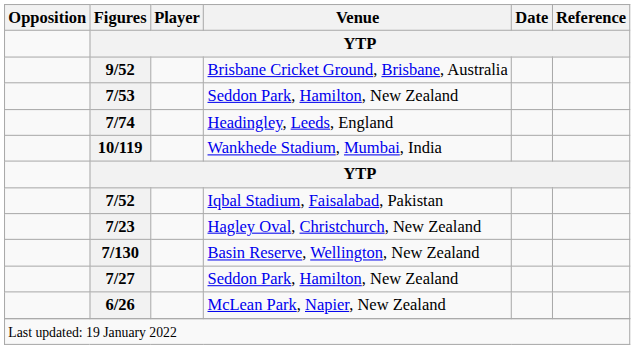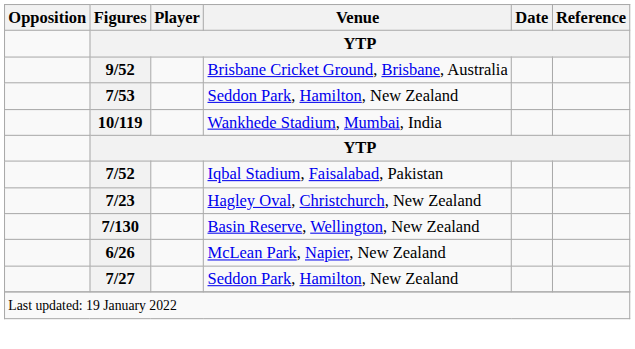- row: (120, 122)
rows swapped: (120, 278) <-> (120, 305)
